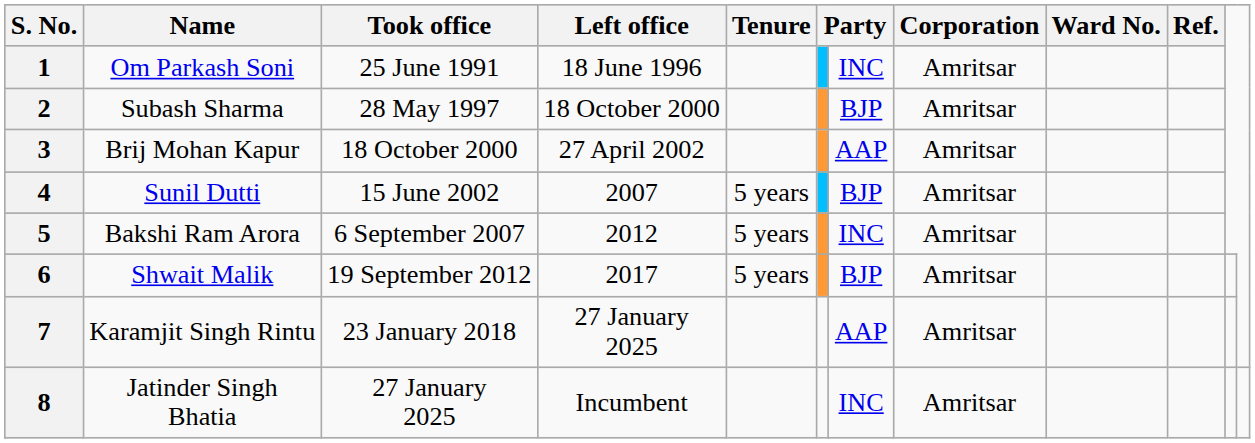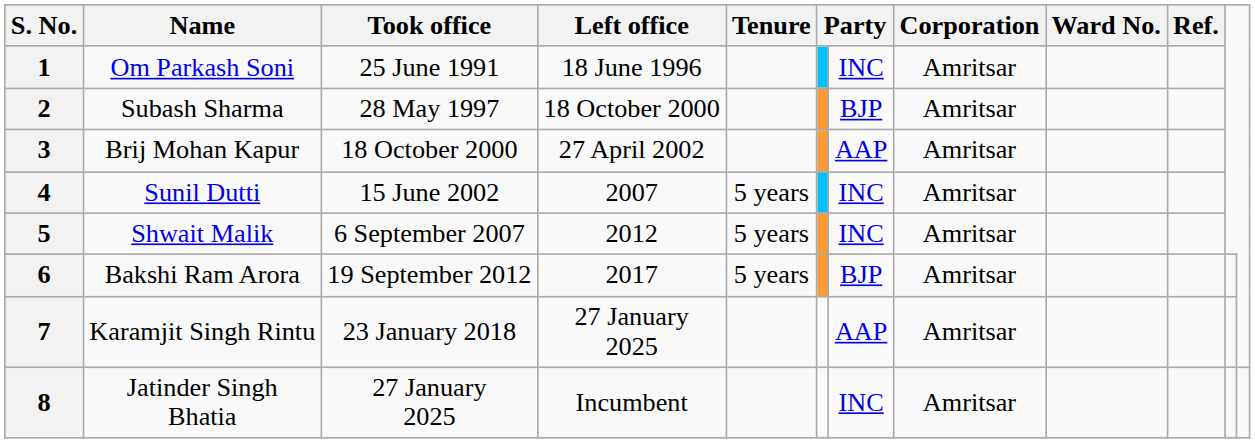(861, 191) BJP -> (861, 191) INC
(202, 233) Bakshi Ram Arora -> (202, 233) Shwait Malik
(202, 274) Shwait Malik -> (202, 274) Bakshi Ram Arora
